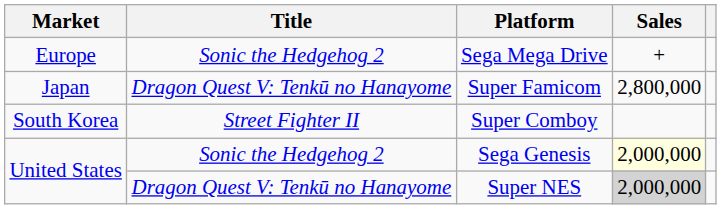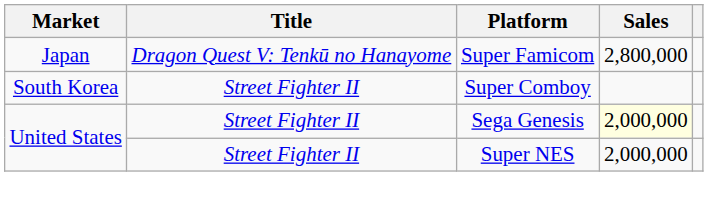- row: (534, 54)
(291, 154) Sonic the Hedgehog 2 -> (291, 120) Street Fighter II
(291, 187) Dragon Quest V: Tenkū no Hanayome -> (291, 154) Street Fighter II
(659, 187) lightgrey background -> (646, 154) no background
